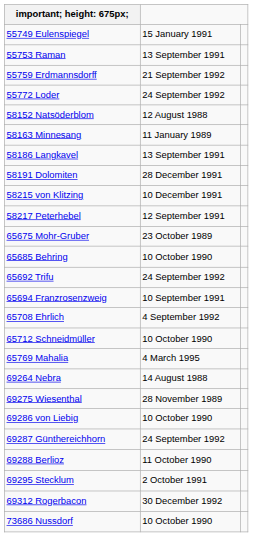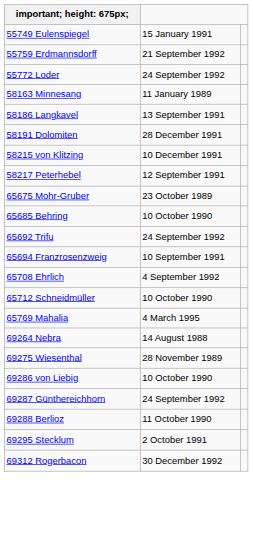- row: (36, 54)
- row: (50, 114)
- row: (40, 521)
